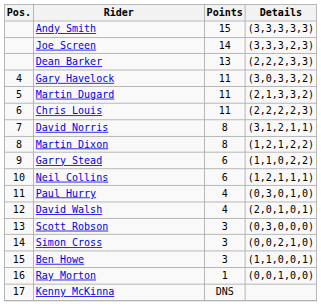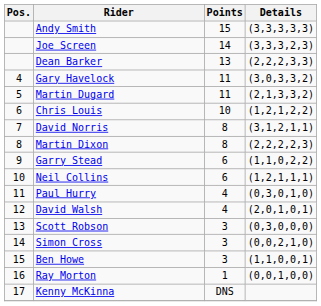(225, 111) 11 -> (225, 111) 10
(281, 111) (2,2,2,2,3) -> (281, 111) (1,2,1,2,2)
(281, 144) (1,2,1,2,2) -> (281, 144) (2,2,2,2,3)
